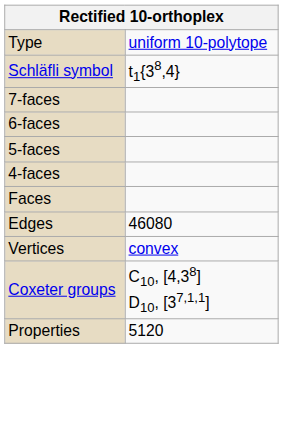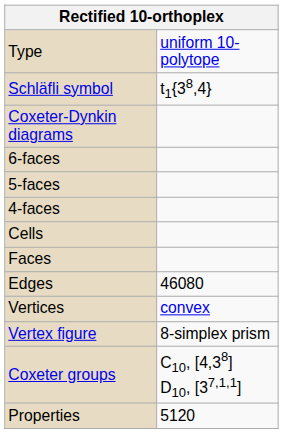+ row: (62, 126)
- row: (34, 99)
+ row: (26, 234)
+ row: (52, 333)
